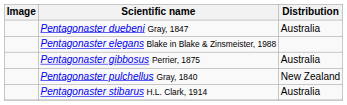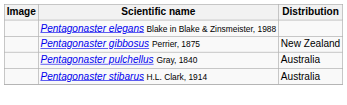- row: (114, 28)
(300, 60) Australia -> (311, 44) New Zealand
(311, 76) New Zealand -> (300, 60) Australia
